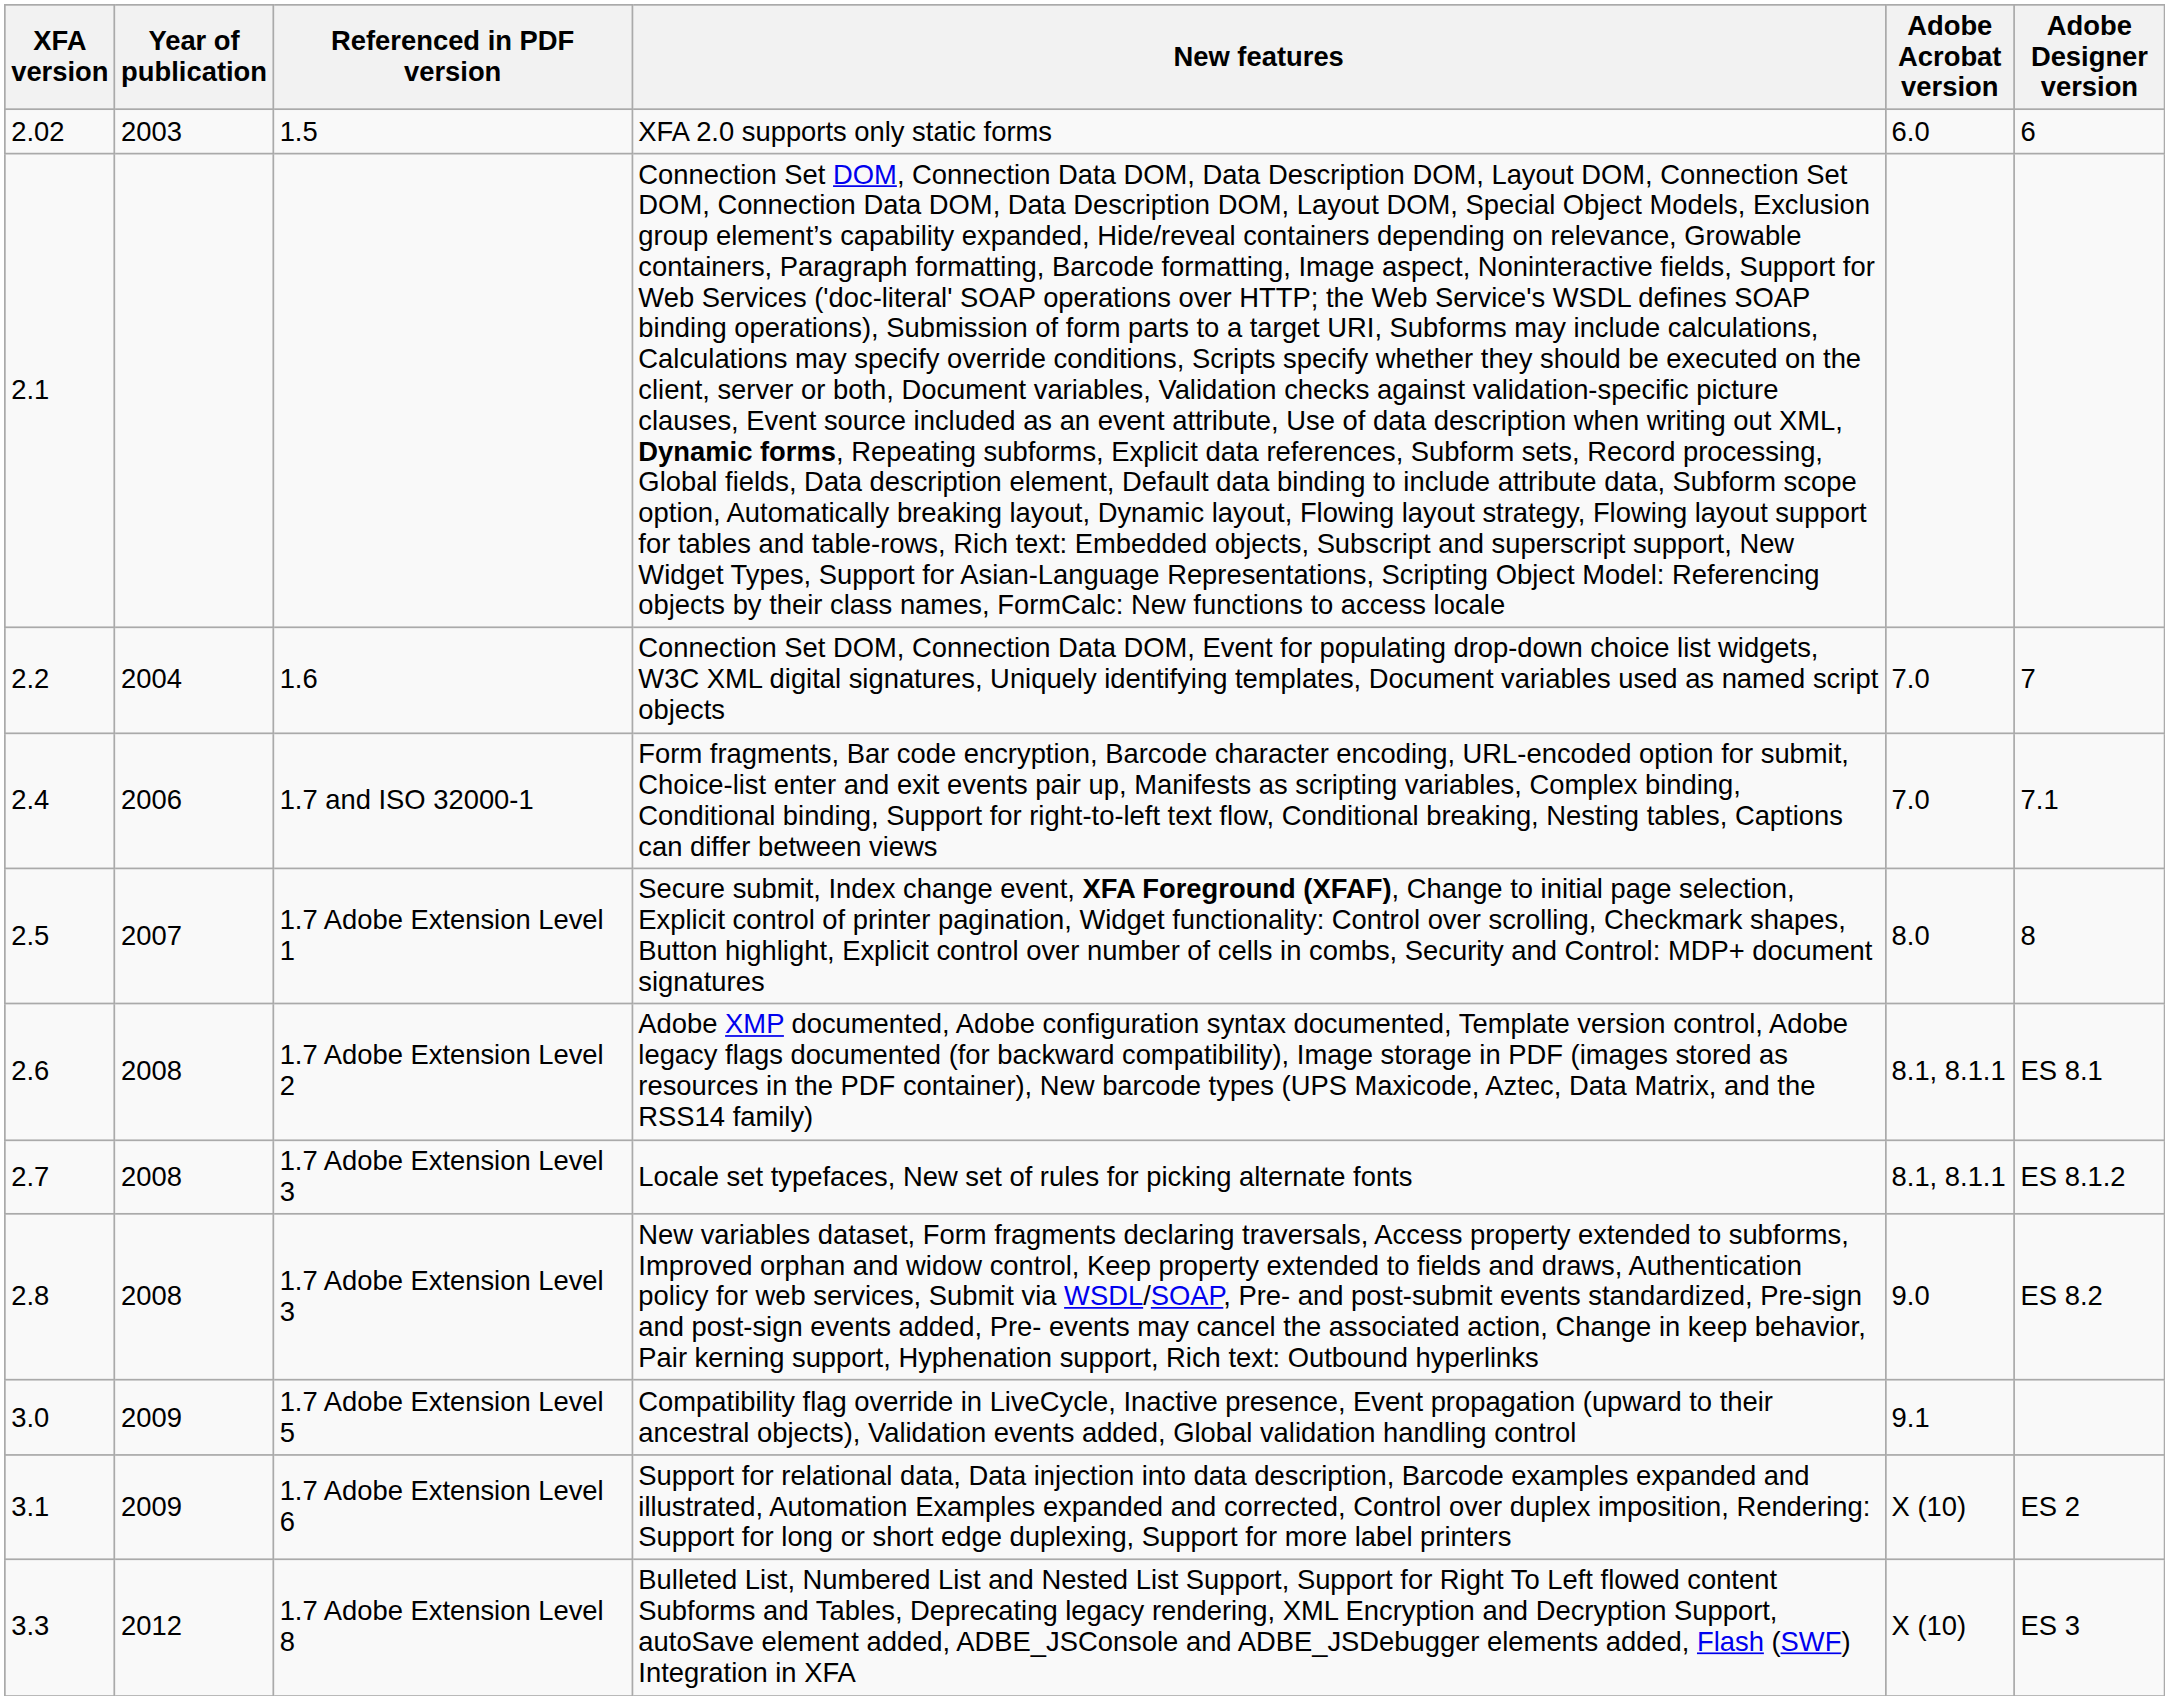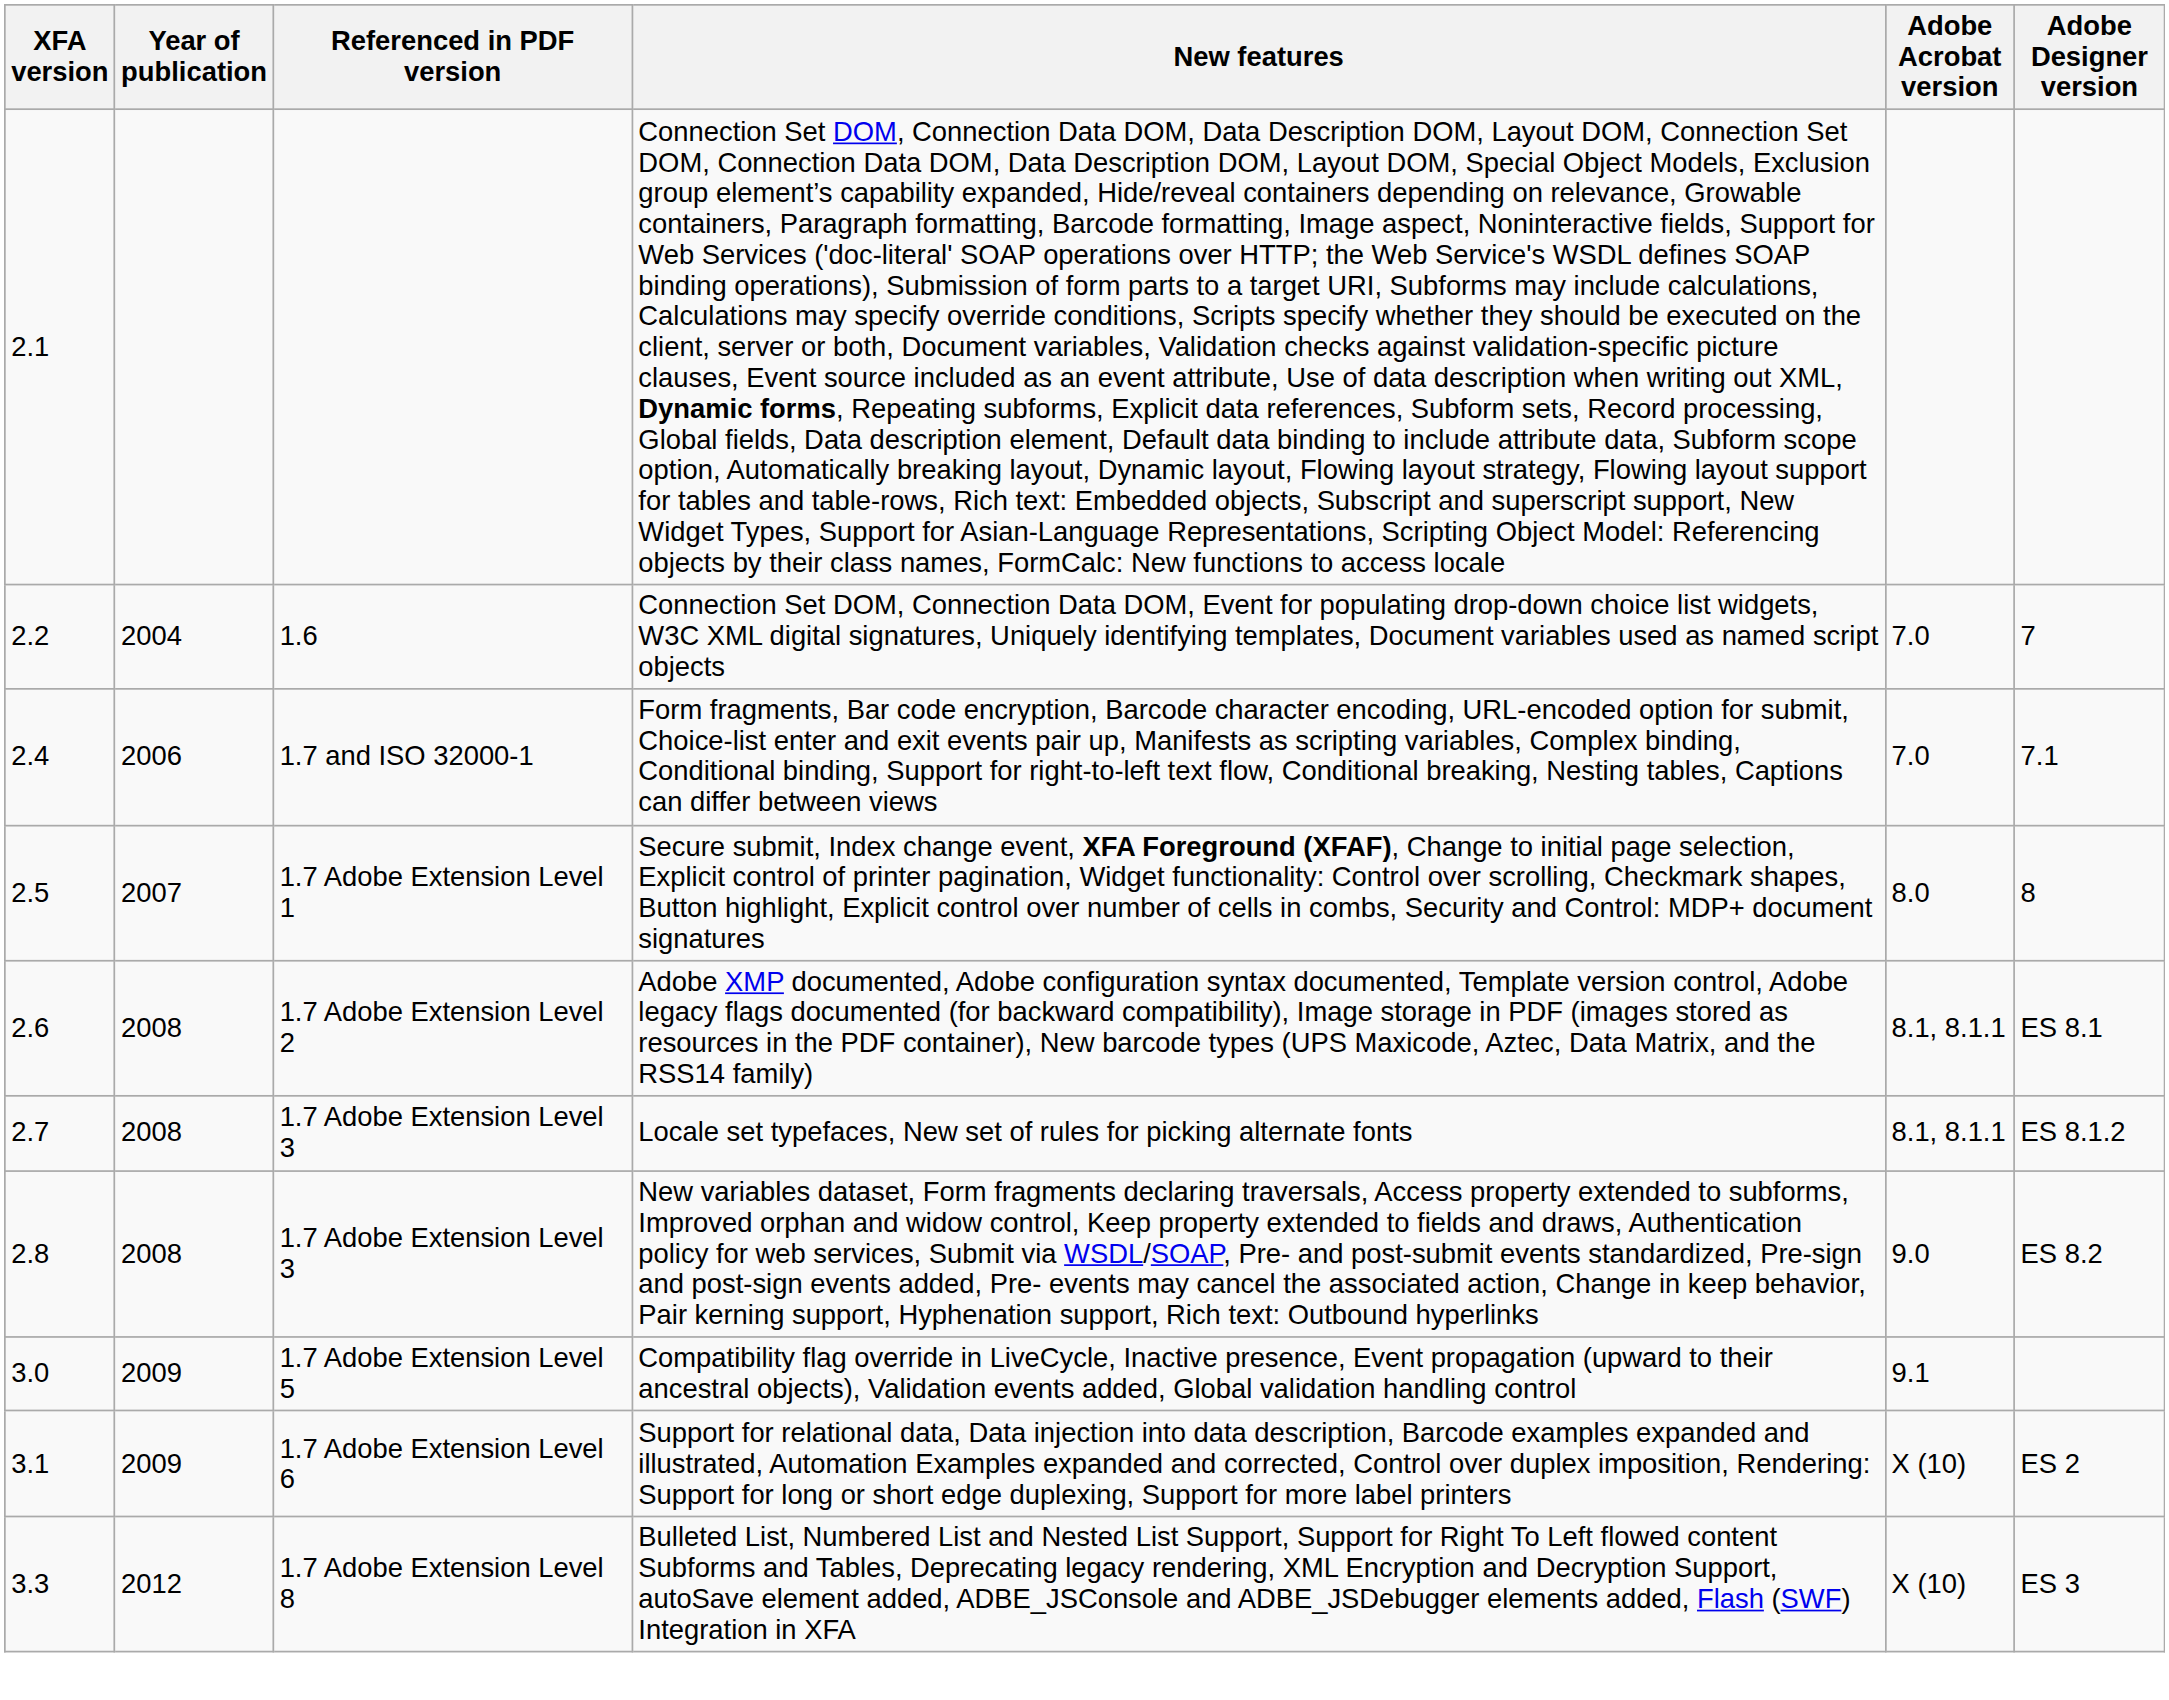- row: (845, 131)
